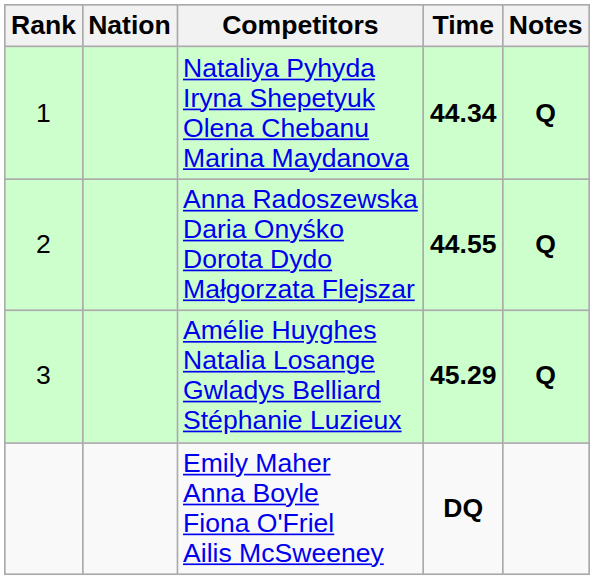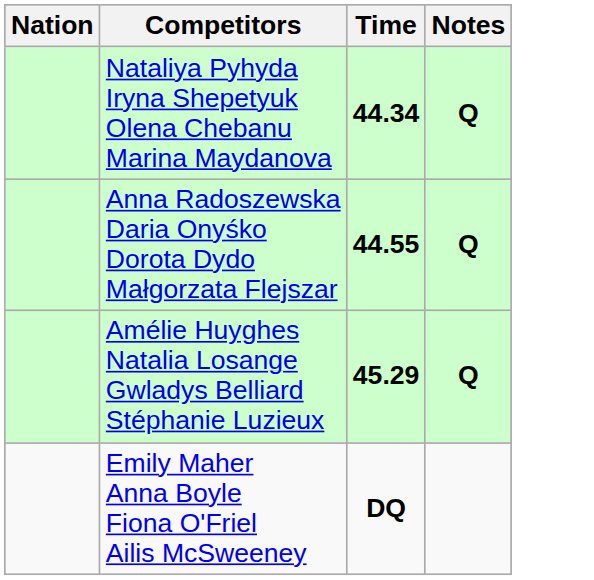- column: (43, 25)
